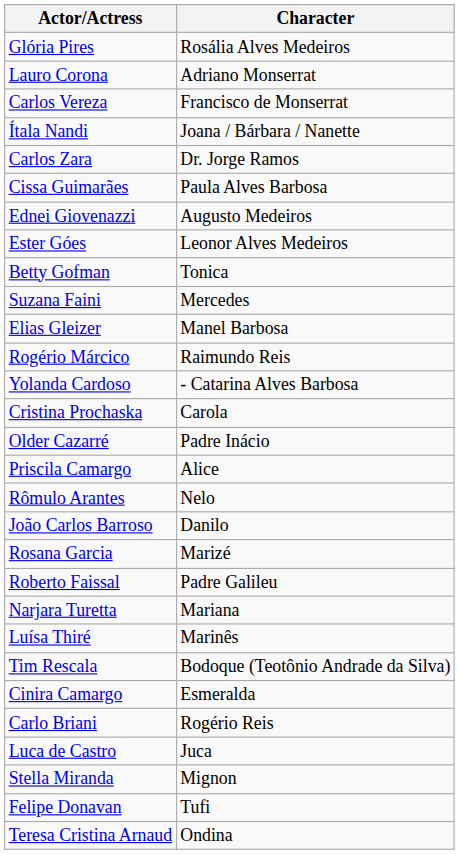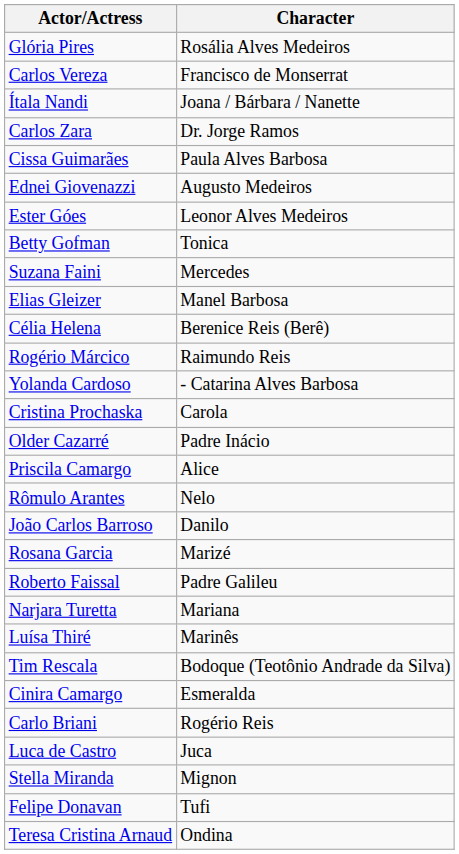- row: (58, 74)
+ row: (55, 328)
